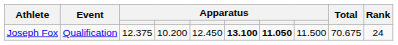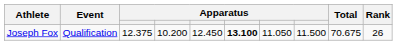(277, 33) bold -> (277, 33) normal
(378, 33) 24 -> (378, 33) 26
